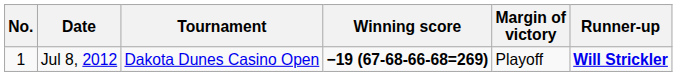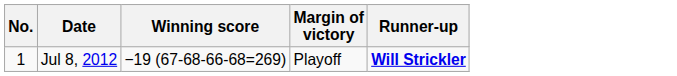- column: (222, 26)
(407, 59) bold -> (205, 59) normal
